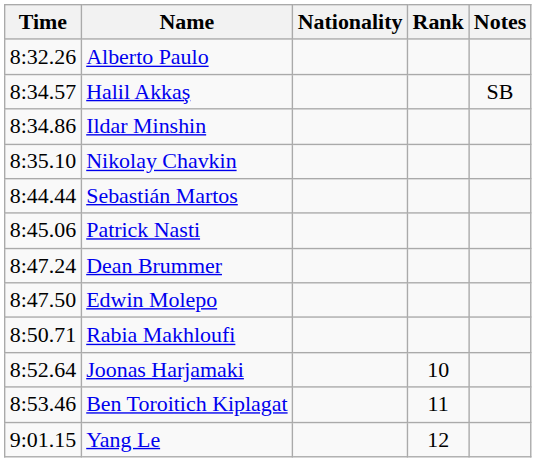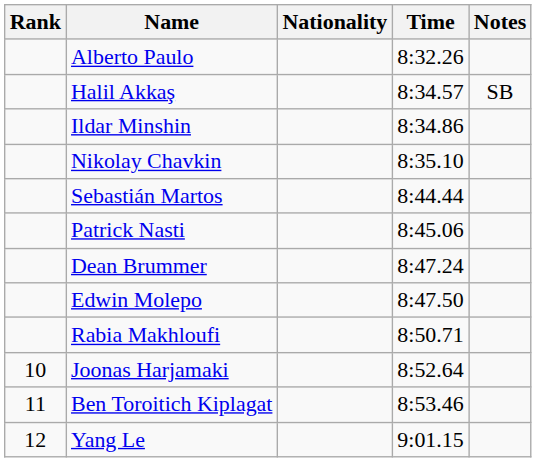columns swapped: (438, 21) <-> (43, 21)
